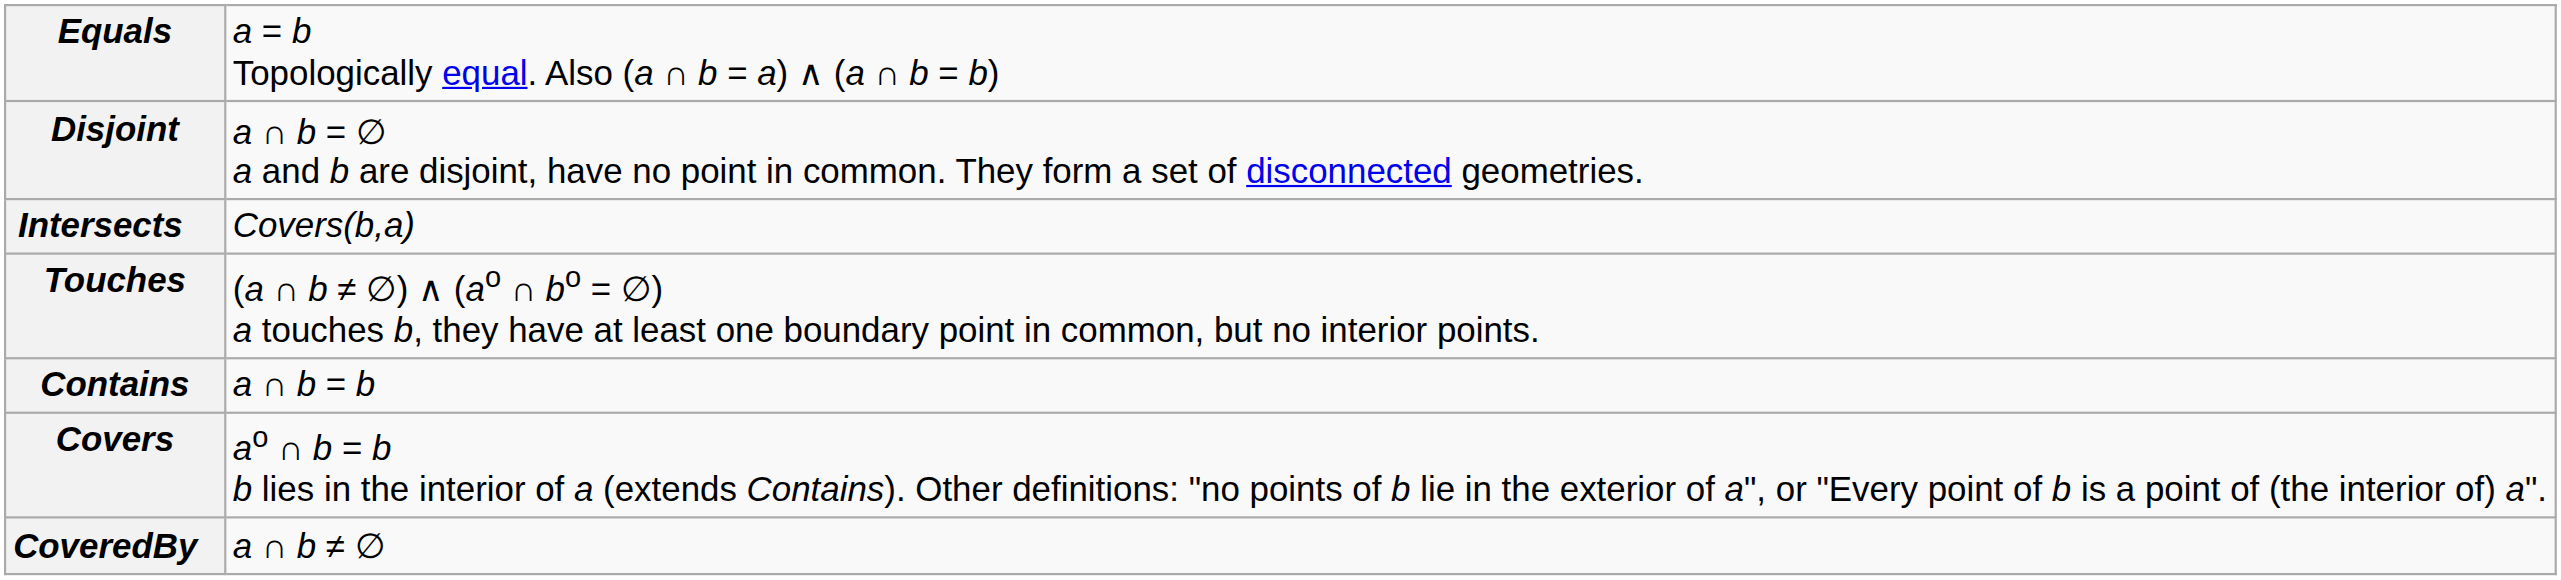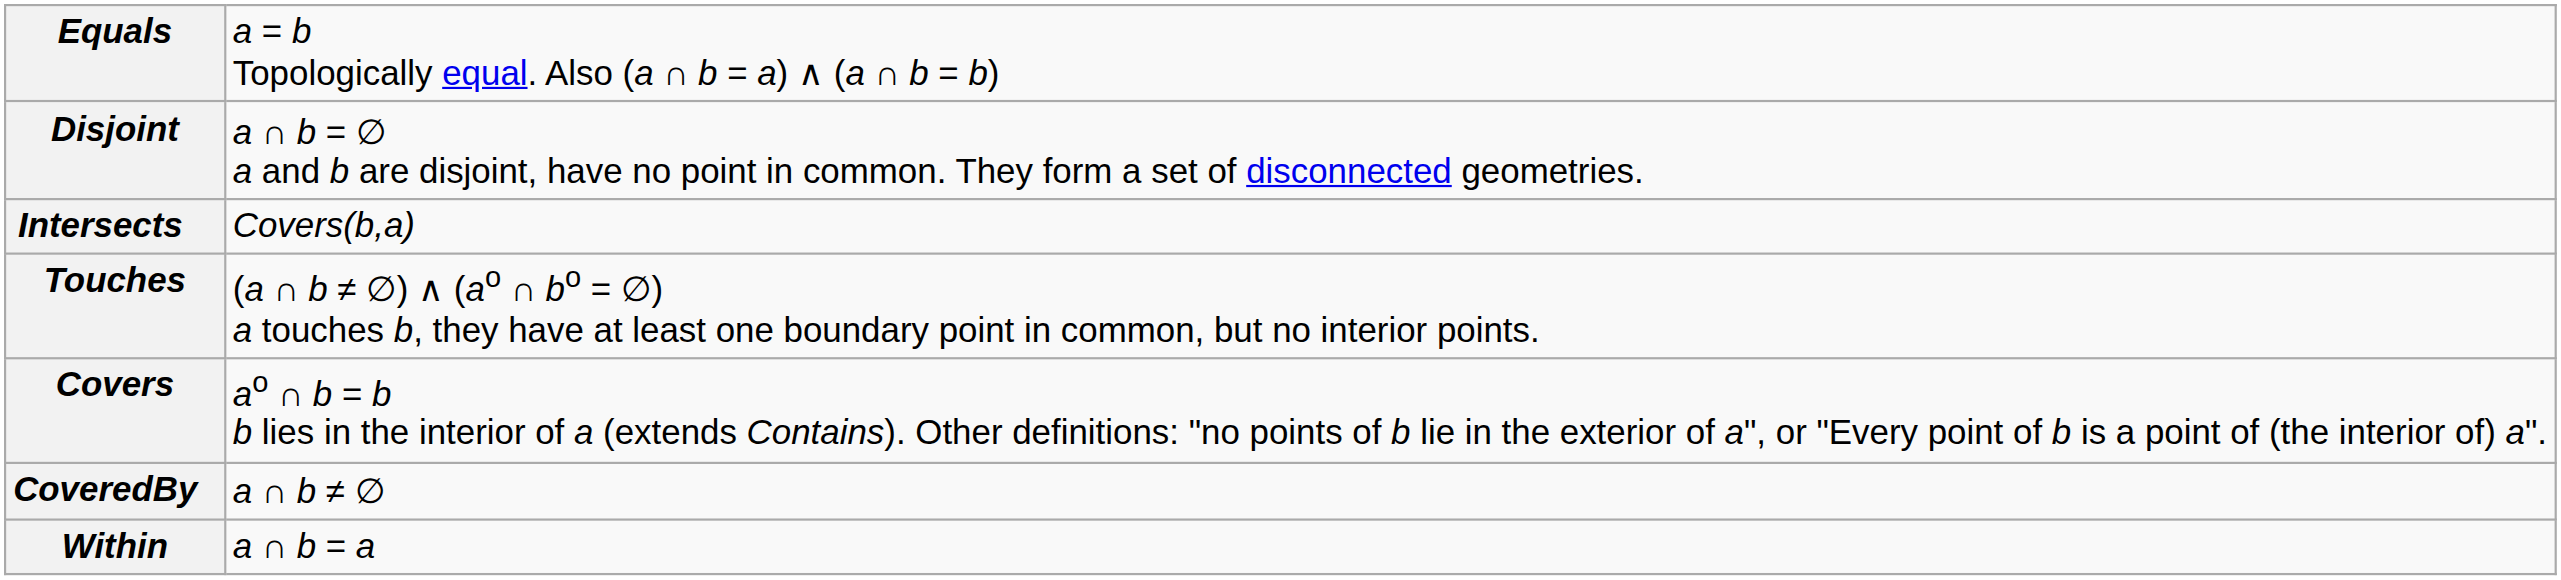- row: (115, 384)
+ row: (115, 546)
